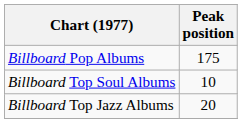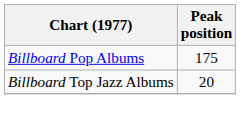- row: (92, 81)
